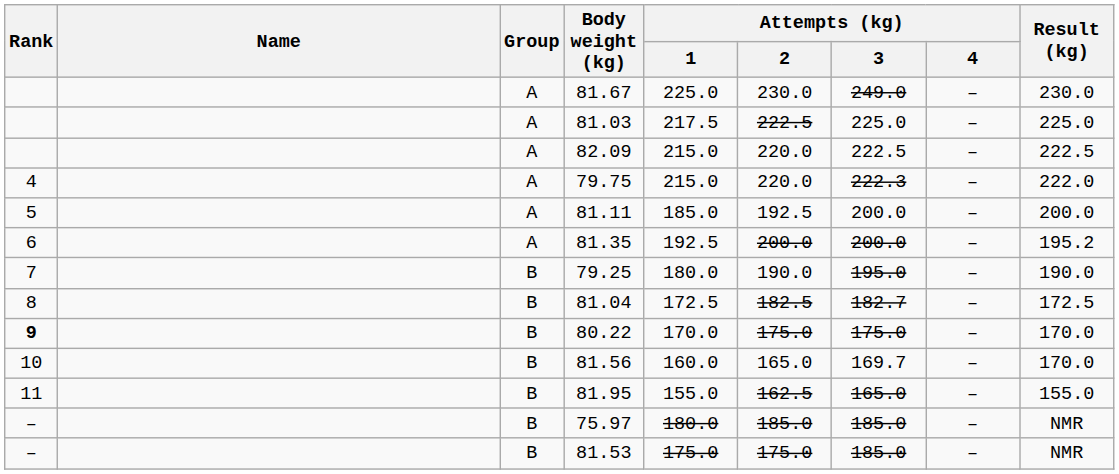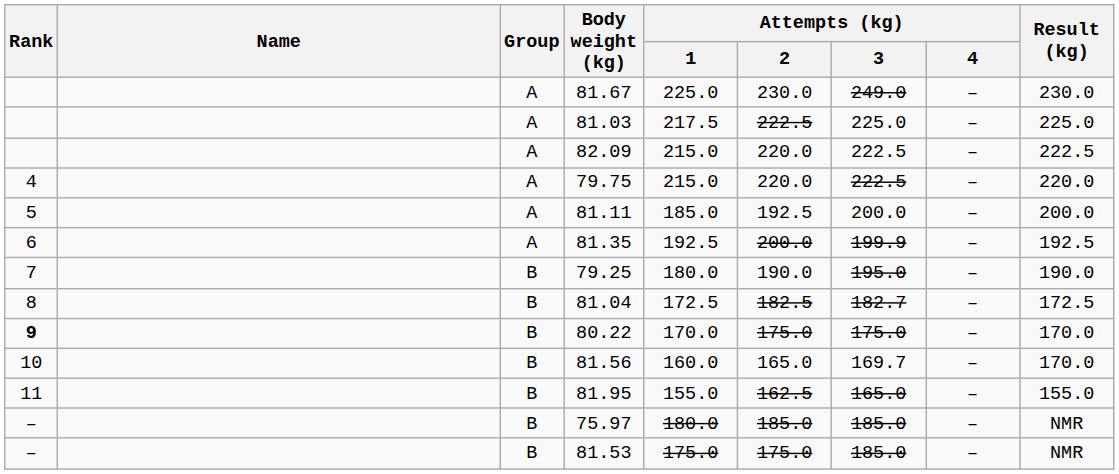(879, 183) 222.3 -> (879, 183) 222.5
(1067, 183) 222.0 -> (1067, 183) 220.0
(879, 243) 200.0 -> (879, 243) 199.9
(1067, 243) 195.2 -> (1067, 243) 192.5
